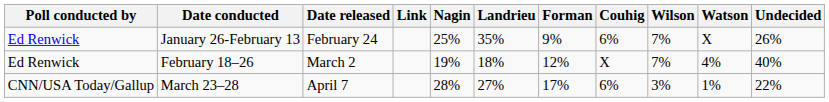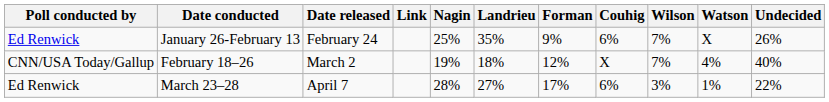(44, 62) Ed Renwick -> (81, 62) CNN/USA Today/Gallup
(81, 85) CNN/USA Today/Gallup -> (44, 85) Ed Renwick
